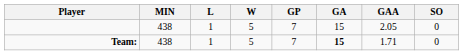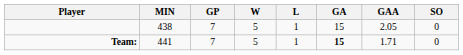columns swapped: (294, 12) <-> (211, 12)
(165, 42) 438 -> (165, 42) 441
